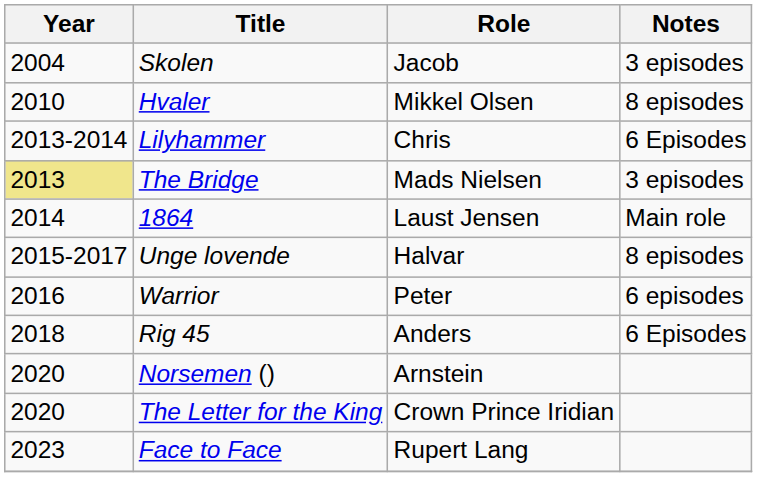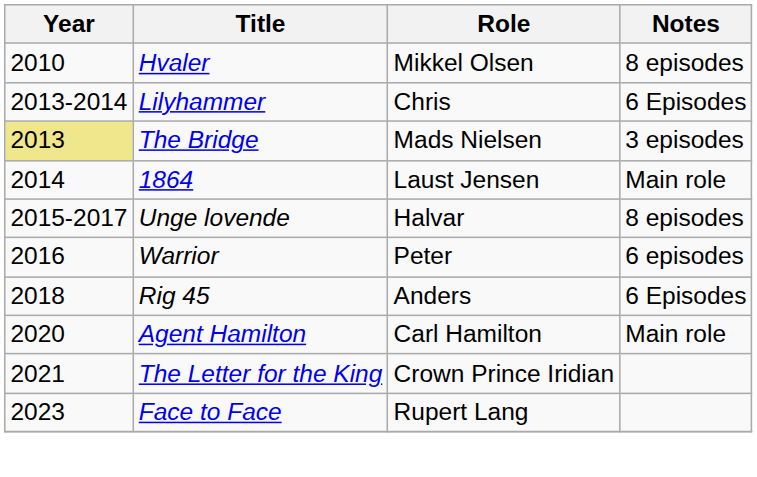- row: (176, 62)
+ row: (222, 334)
- row: (207, 373)
(38, 412) 2020 -> (38, 373) 2021
